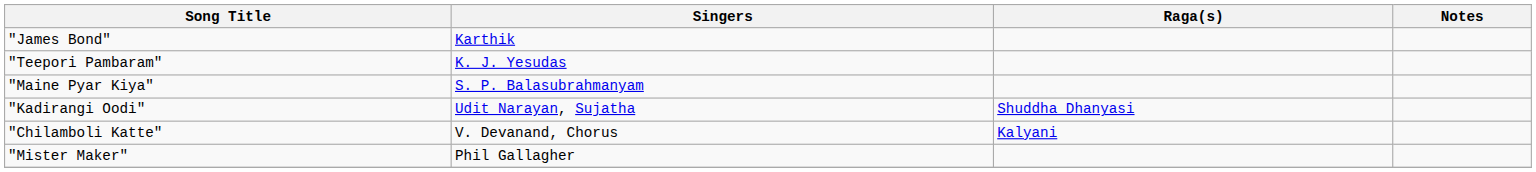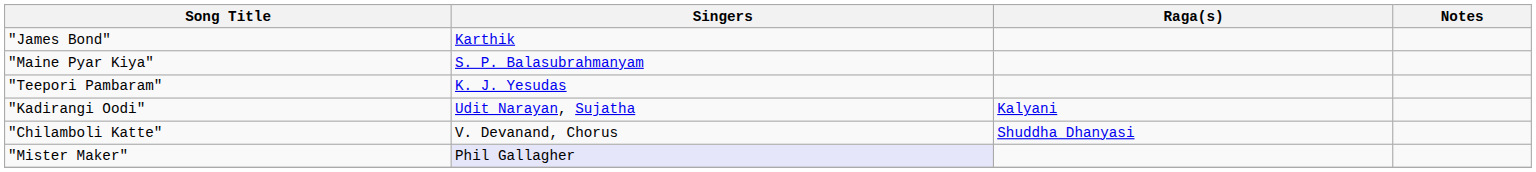rows swapped: (81, 86) <-> (85, 63)
(1066, 109) Shuddha Dhanyasi -> (1027, 109) Kalyani
(1027, 133) Kalyani -> (1066, 133) Shuddha Dhanyasi
(515, 156) no background -> (515, 156) lavender background
